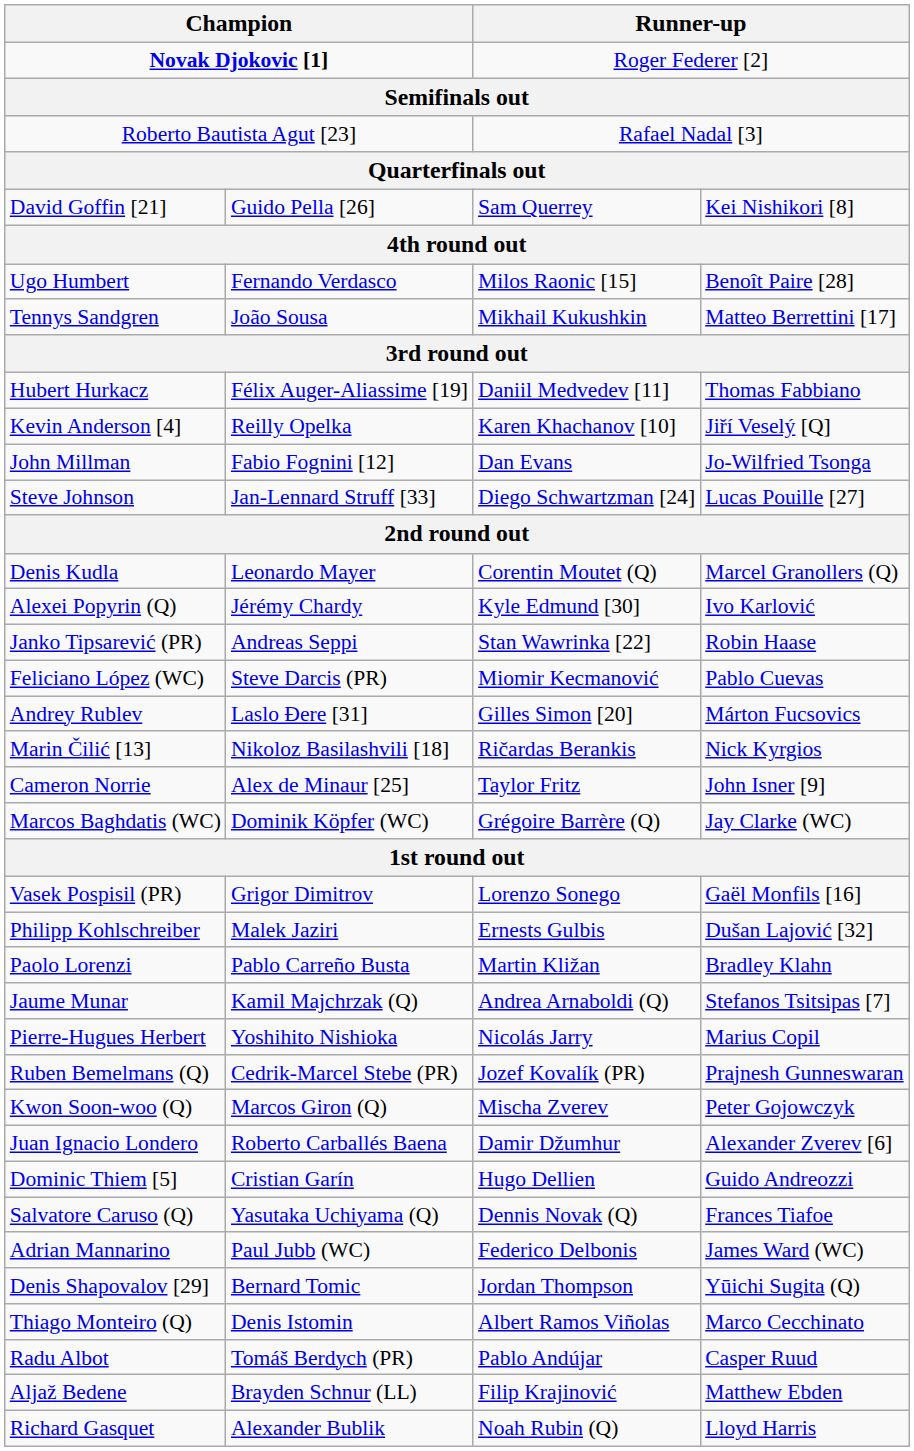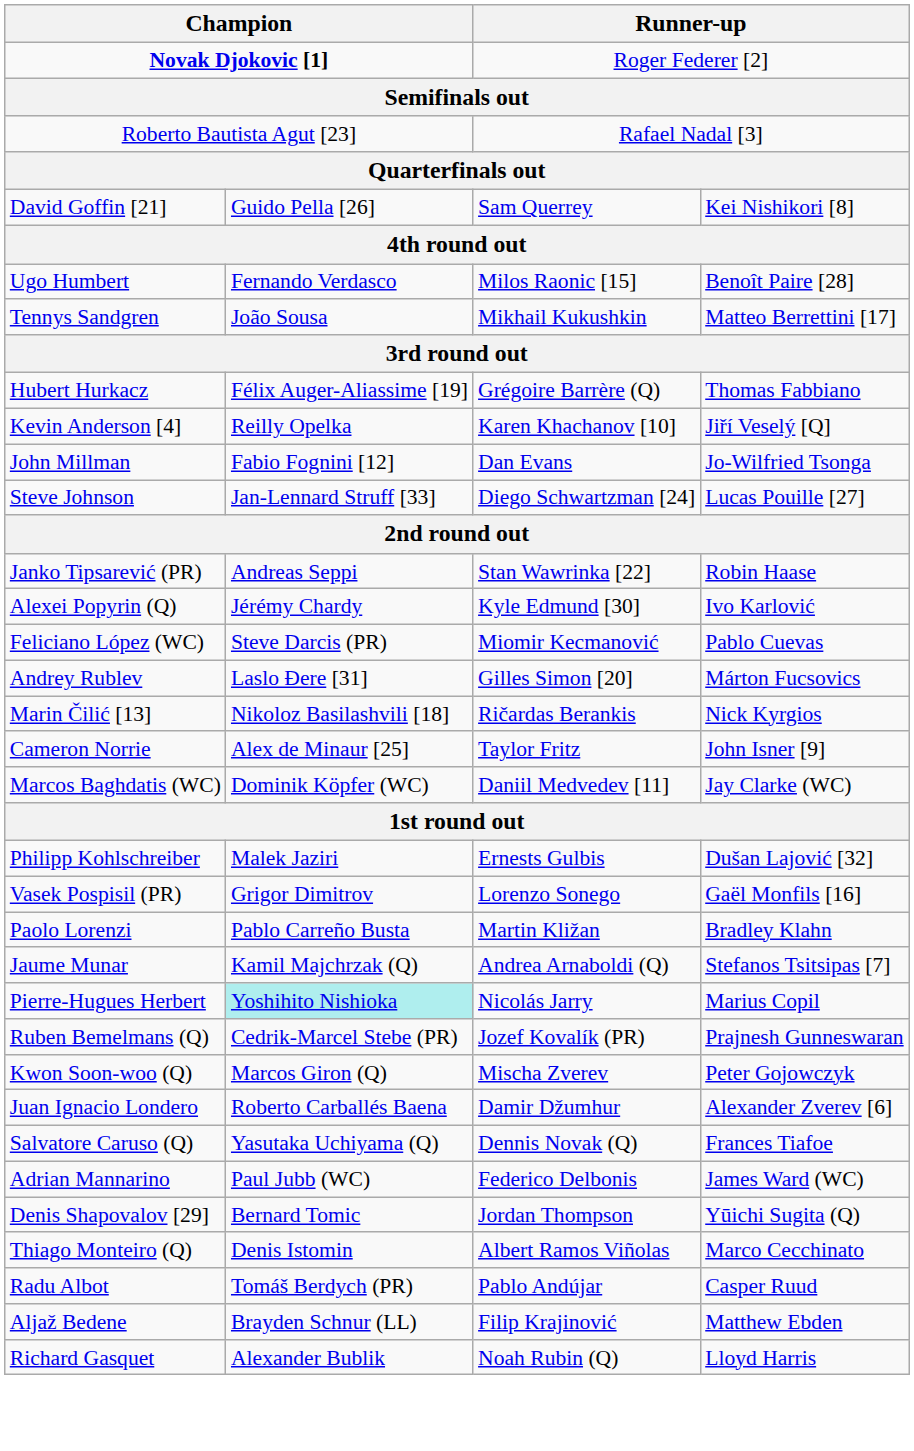(574, 390) Daniil Medvedev [11] -> (569, 390) Grégoire Barrère (Q)
- row: (64, 571)
rows swapped: (93, 606) <-> (106, 642)
(569, 820) Grégoire Barrère (Q) -> (574, 784) Daniil Medvedev [11]
rows swapped: (105, 929) <-> (96, 894)
(314, 1036) no background -> (314, 1000) paleturquoise background
- row: (94, 1179)
